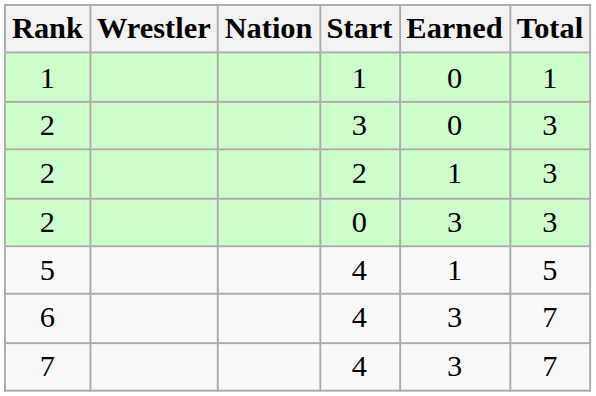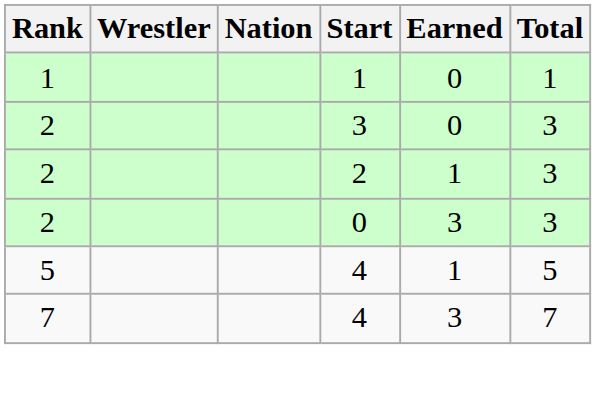- row: (47, 317)
